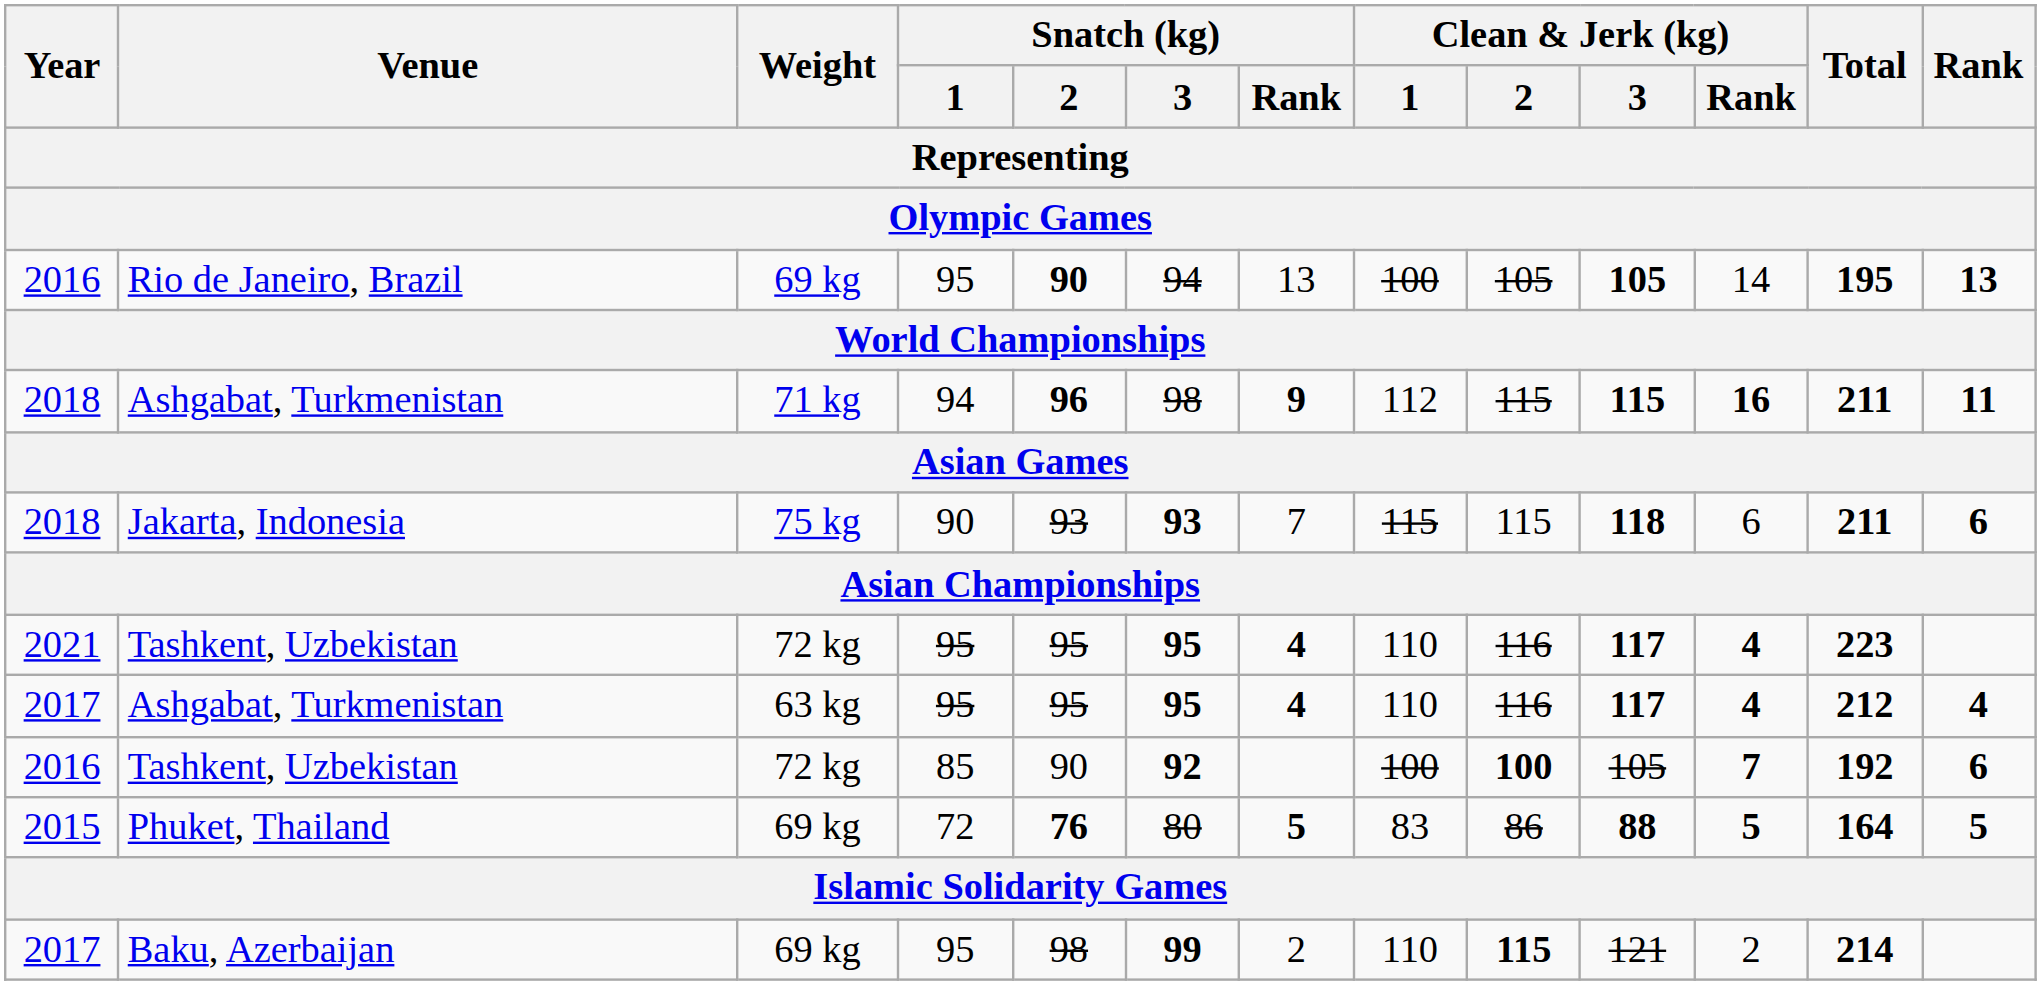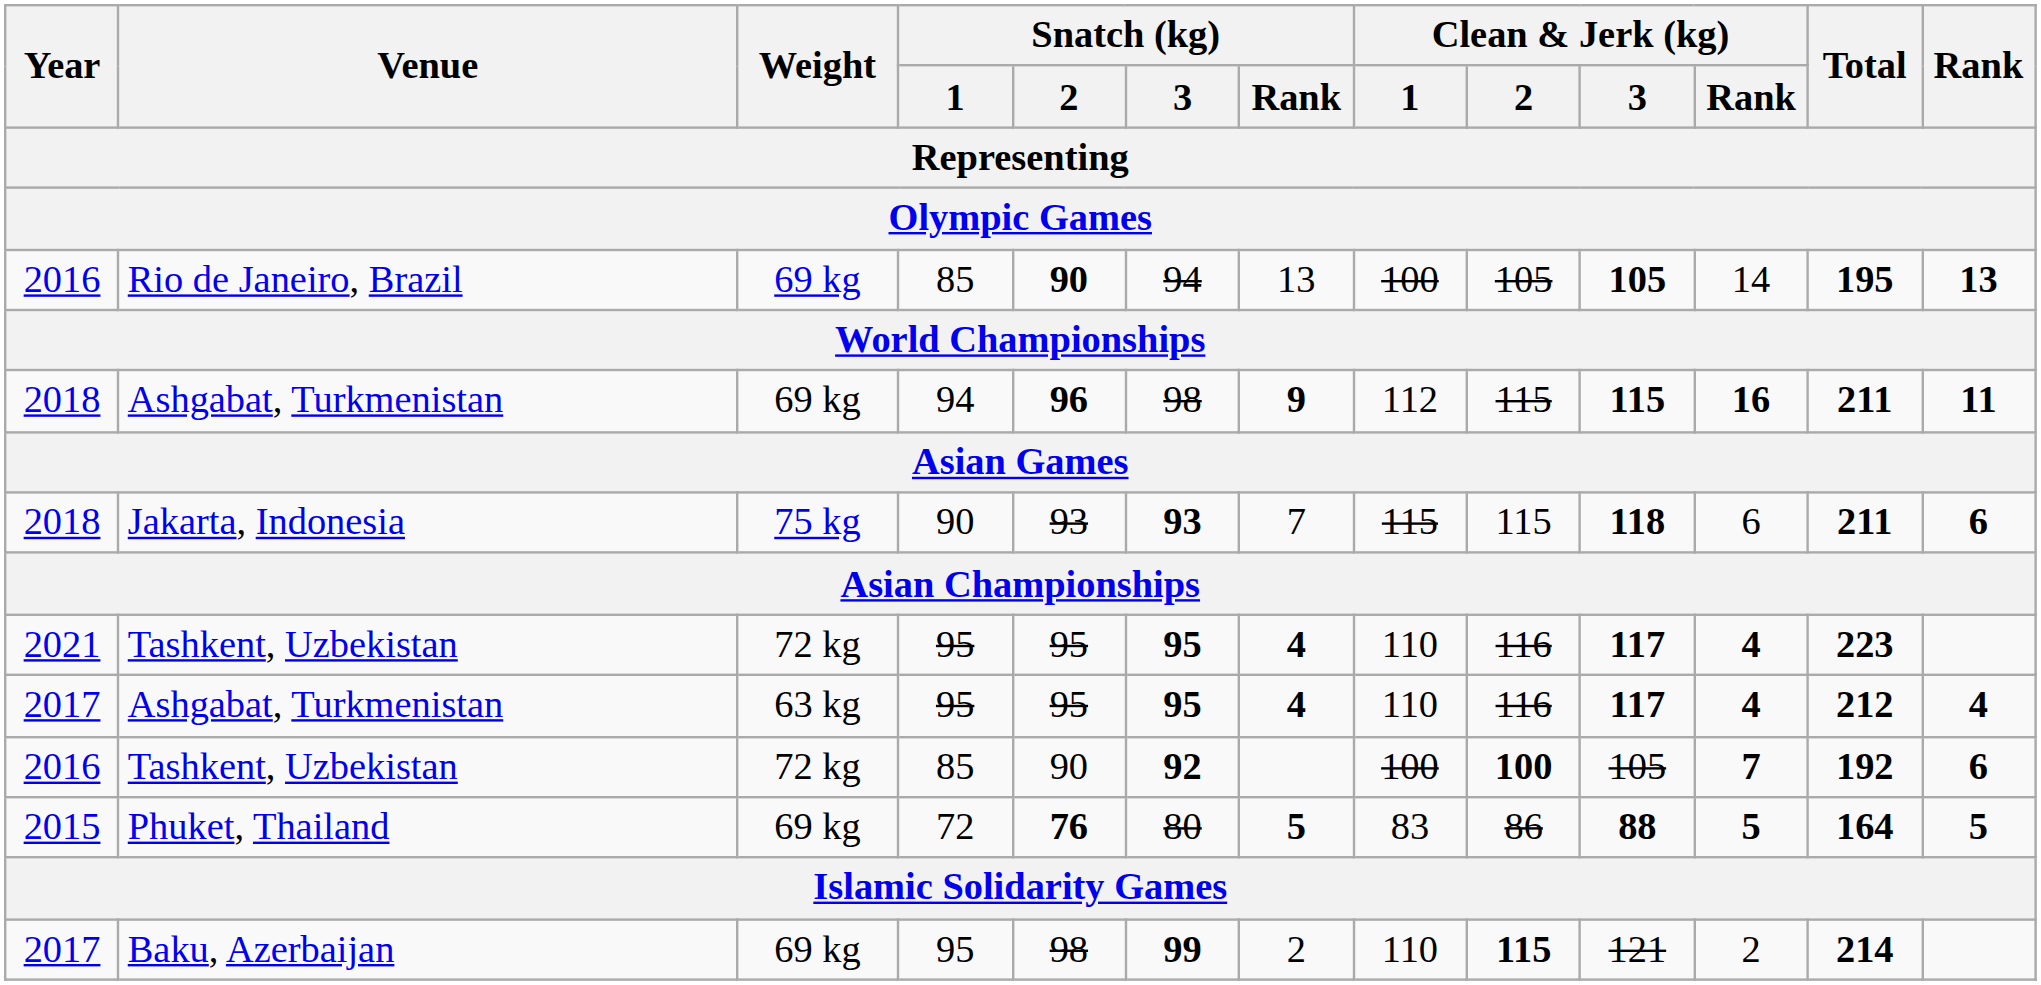(955, 278) 95 -> (955, 278) 85
(817, 400) 71 kg -> (817, 400) 69 kg
